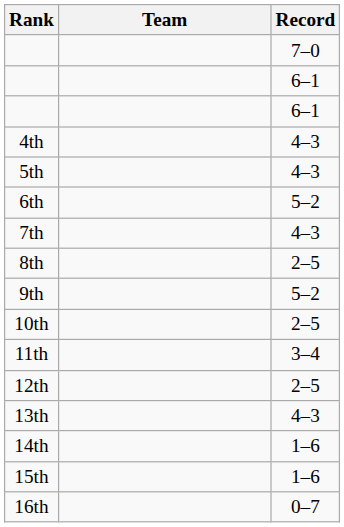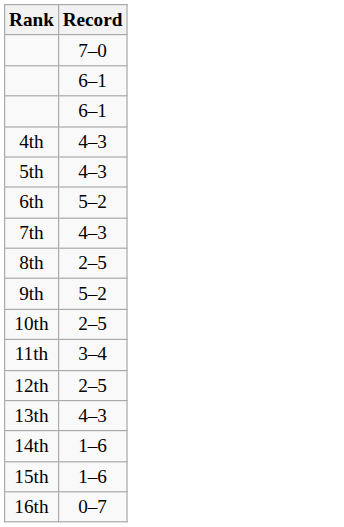- column: (165, 19)
